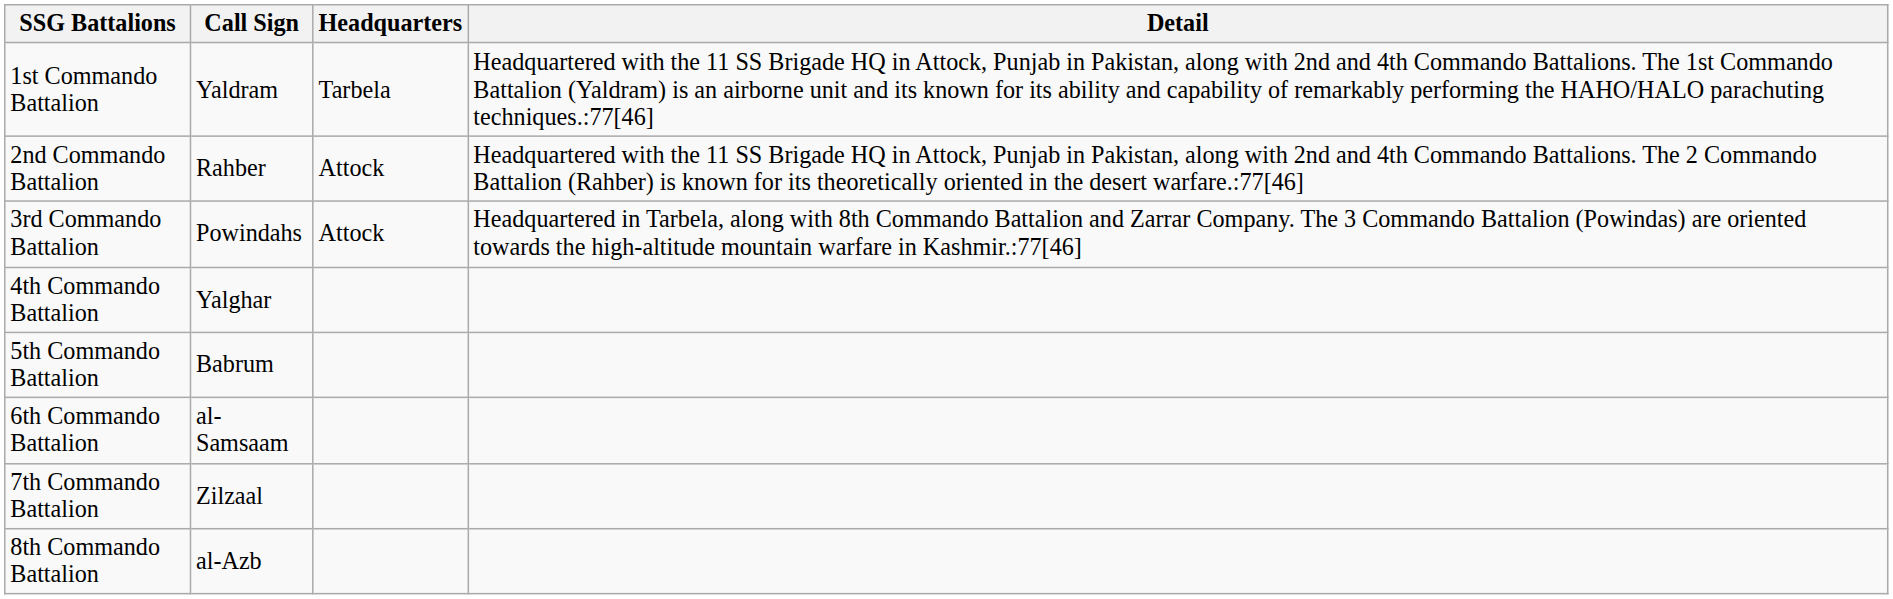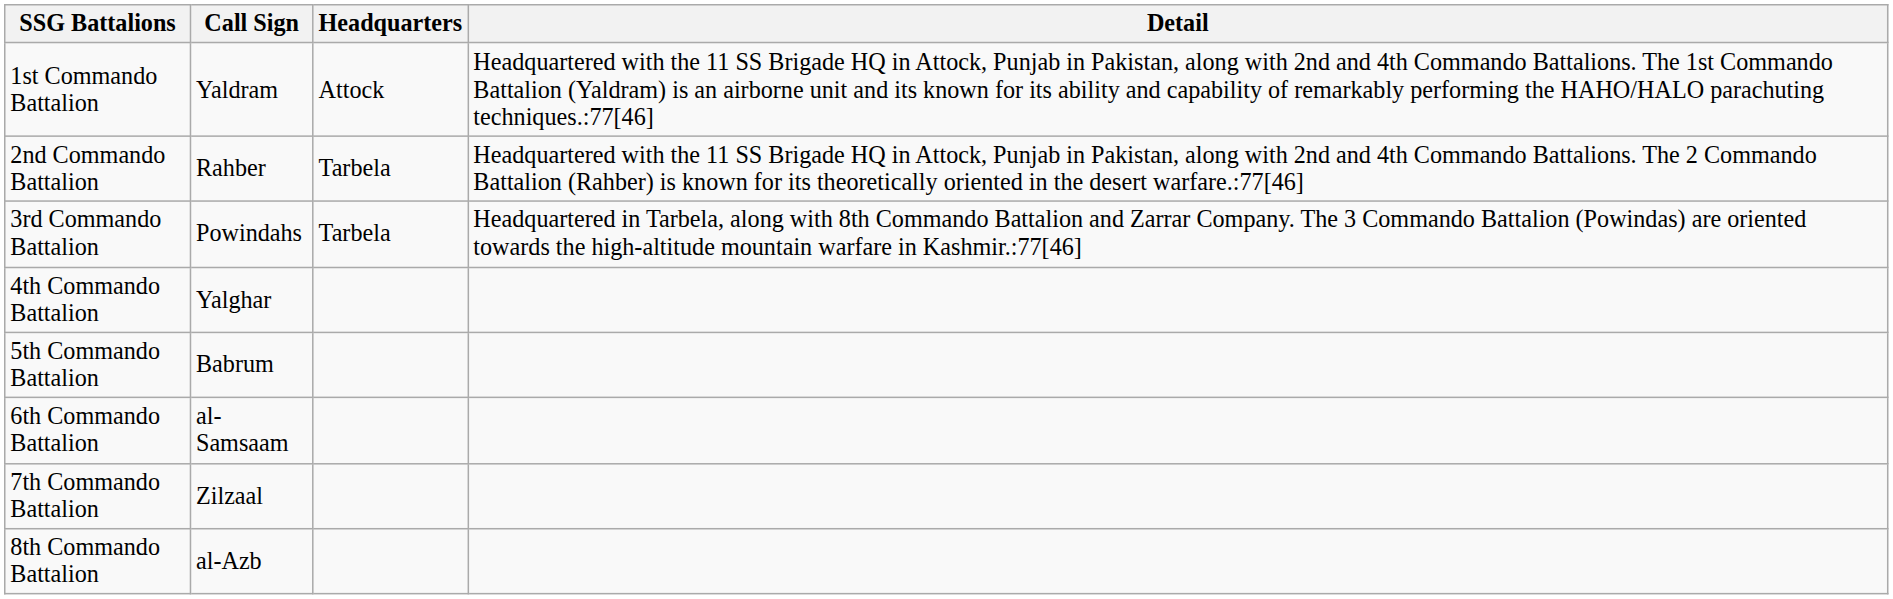(355, 89) Tarbela -> (351, 89) Attock
(351, 168) Attock -> (355, 168) Tarbela
(351, 233) Attock -> (355, 233) Tarbela
